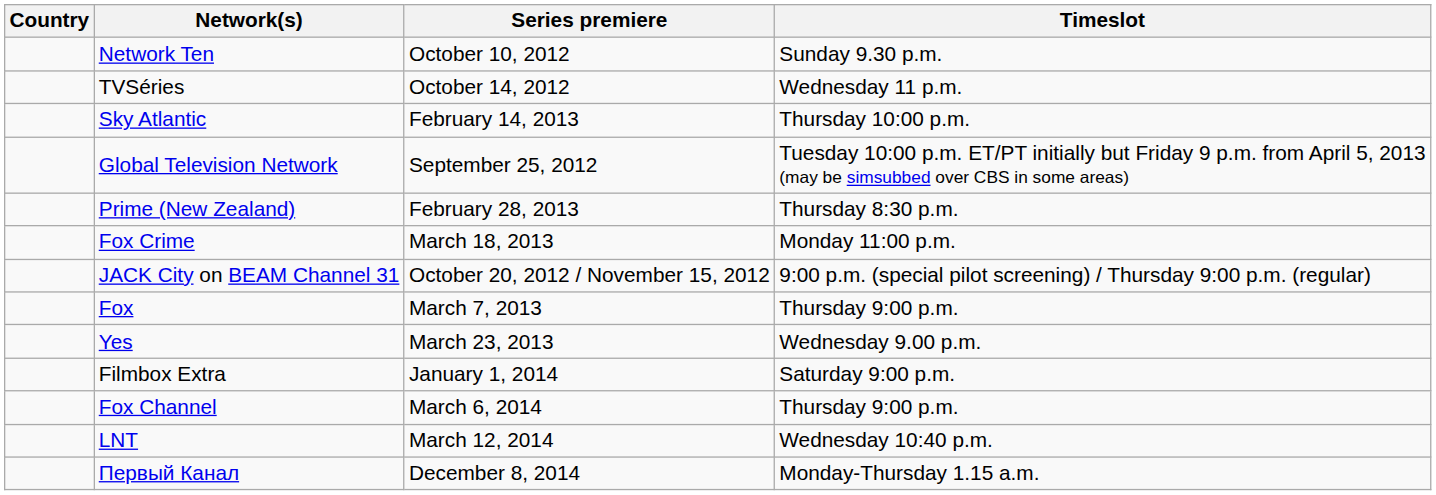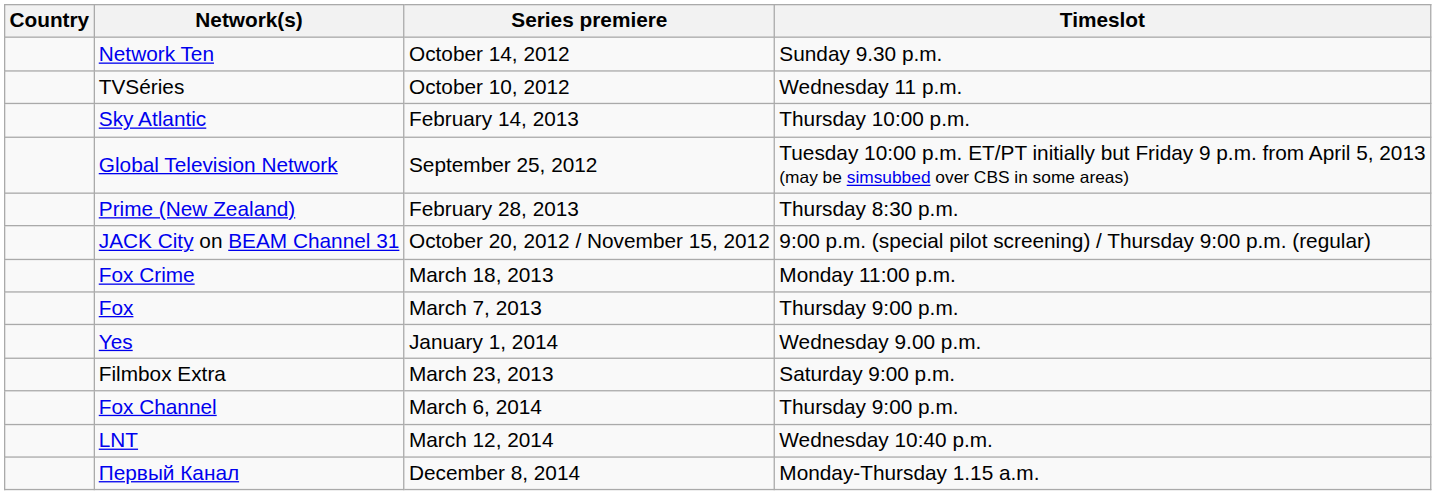(489, 53) October 10, 2012 -> (489, 53) October 14, 2012
(489, 86) October 14, 2012 -> (489, 86) October 10, 2012
rows swapped: (249, 275) <-> (147, 242)
(481, 341) March 23, 2013 -> (484, 341) January 1, 2014
(484, 374) January 1, 2014 -> (481, 374) March 23, 2013
